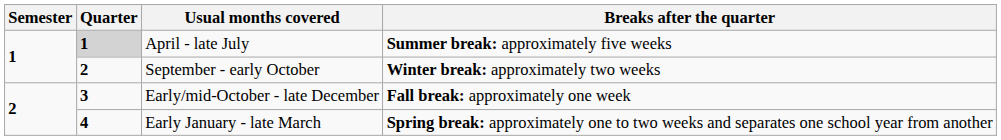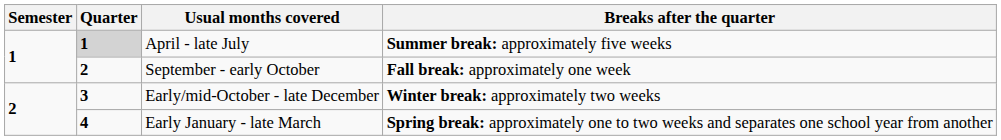(523, 69) Winter break: approximately two weeks -> (509, 69) Fall break: approximately one week
(509, 95) Fall break: approximately one week -> (523, 95) Winter break: approximately two weeks
